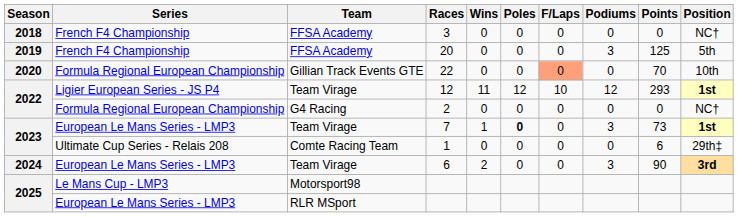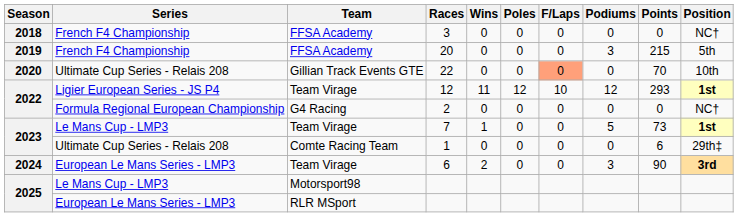(660, 52) 125 -> (660, 52) 215
(170, 71) Formula Regional European Championship -> (142, 71) Ultimate Cup Series - Relais 208
(145, 128) European Le Mans Series - LMP3 -> (112, 128) Le Mans Cup - LMP3
(520, 128) bold -> (520, 128) normal
(611, 128) 3 -> (611, 128) 5
